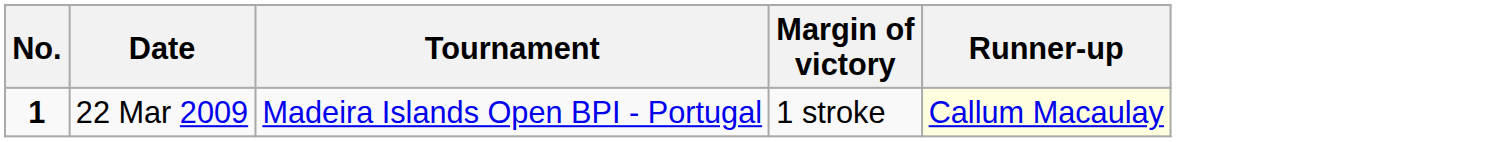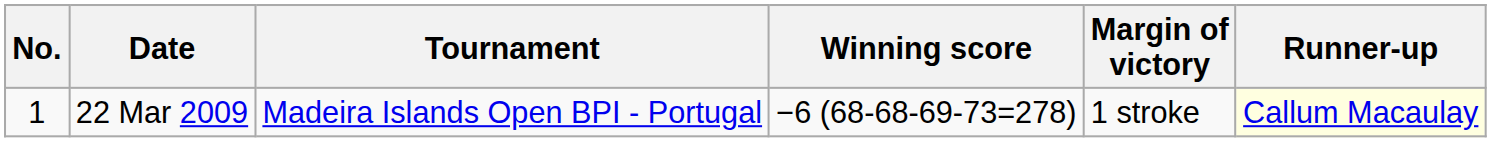+ column: (926, 47)
(37, 112) bold -> (37, 112) normal
